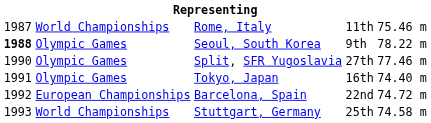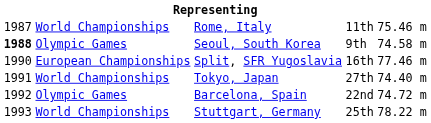(402, 44) 78.22 m -> (402, 44) 74.58 m
(81, 61) Olympic Games -> (113, 61) European Championships
(360, 61) 27th -> (360, 61) 16th
(81, 78) Olympic Games -> (102, 78) World Championships
(360, 78) 16th -> (360, 78) 27th
(113, 95) European Championships -> (81, 95) Olympic Games
(402, 112) 74.58 m -> (402, 112) 78.22 m
